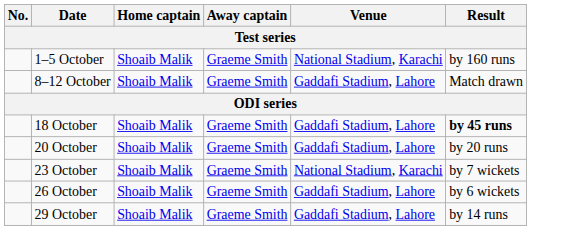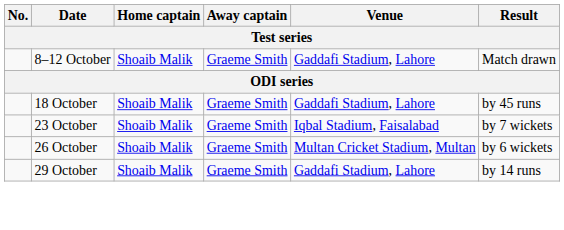- row: (69, 59)
(480, 125) bold -> (511, 103) normal
- row: (66, 147)
(368, 170) National Stadium, Karachi -> (366, 125) Iqbal Stadium, Faisalabad
(364, 192) Gaddafi Stadium, Lahore -> (385, 147) Multan Cricket Stadium, Multan
